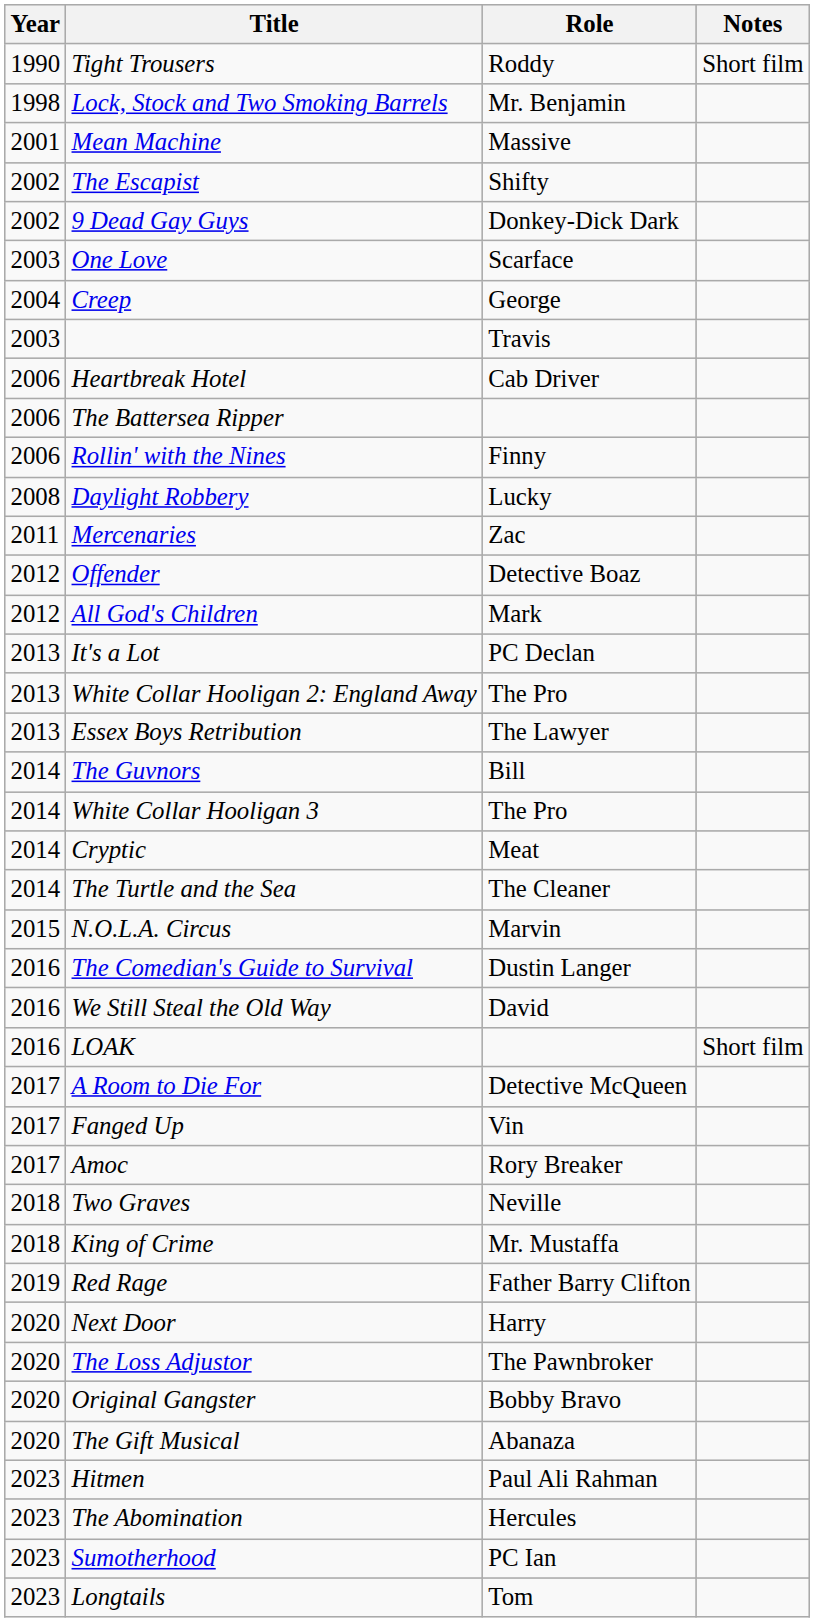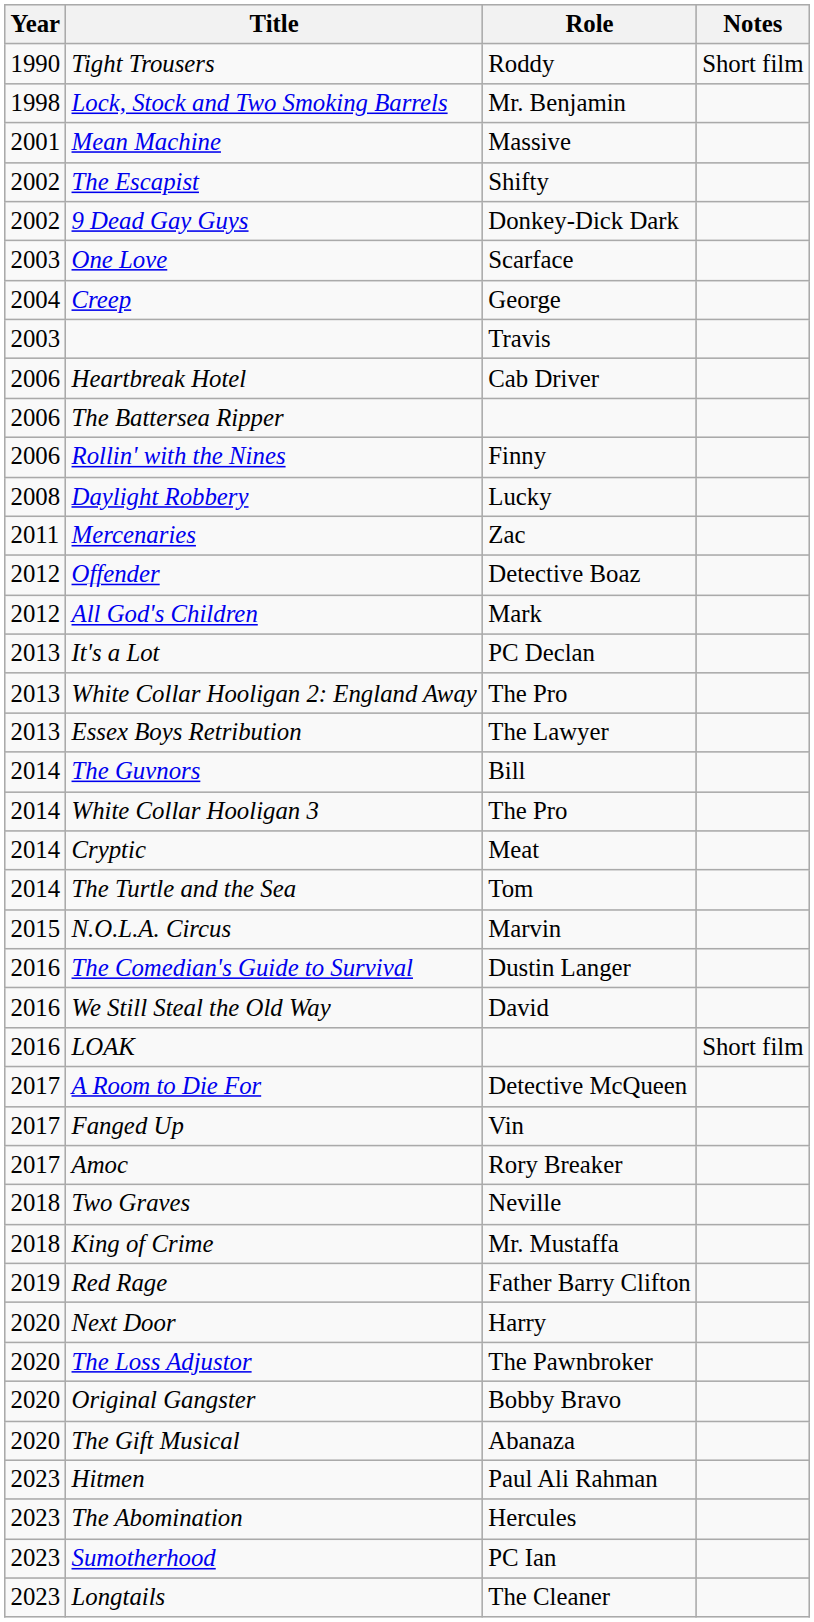(549, 889) The Cleaner -> (511, 889) Tom
(511, 1597) Tom -> (549, 1597) The Cleaner
